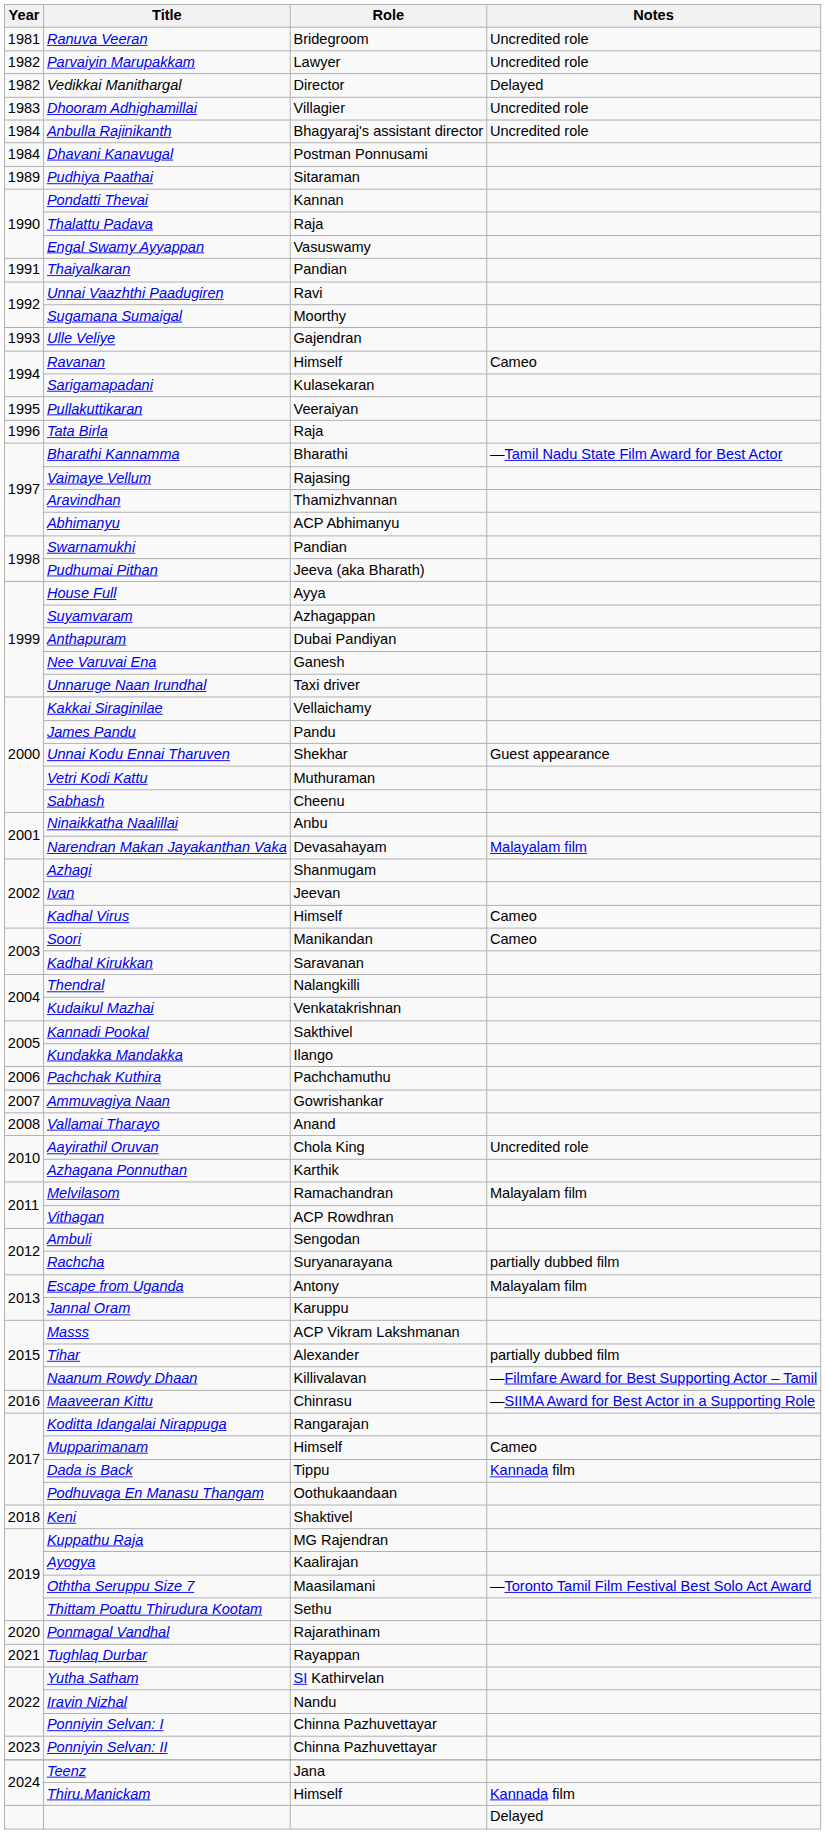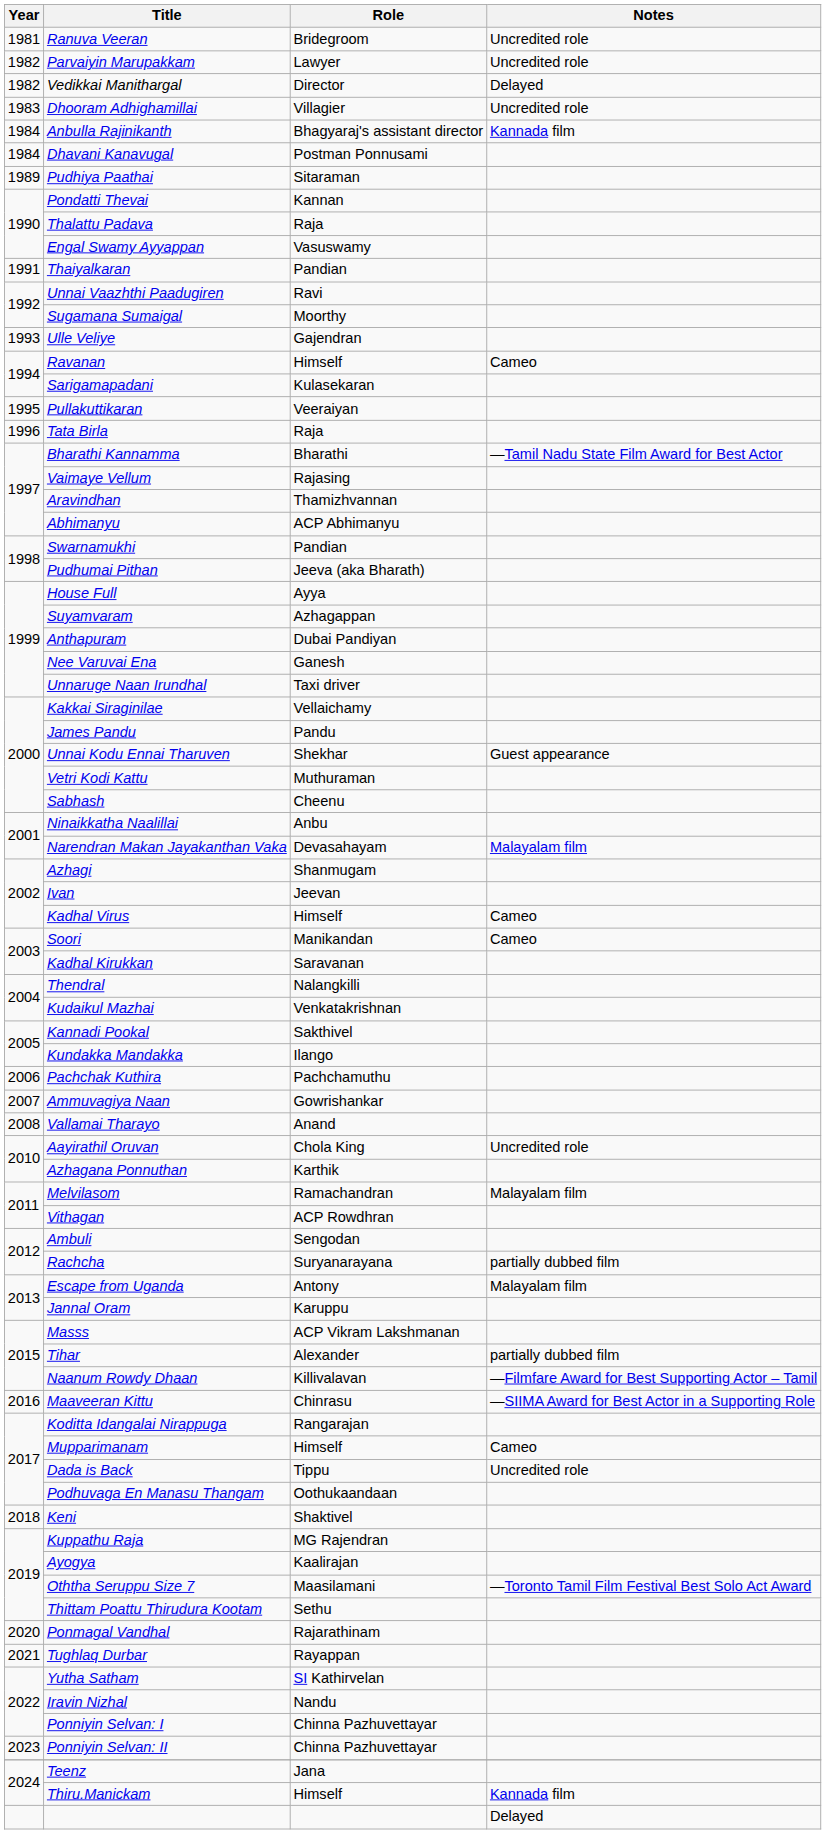(539, 131) Uncredited role -> (532, 131) Kannada film
(532, 1470) Kannada film -> (539, 1470) Uncredited role
